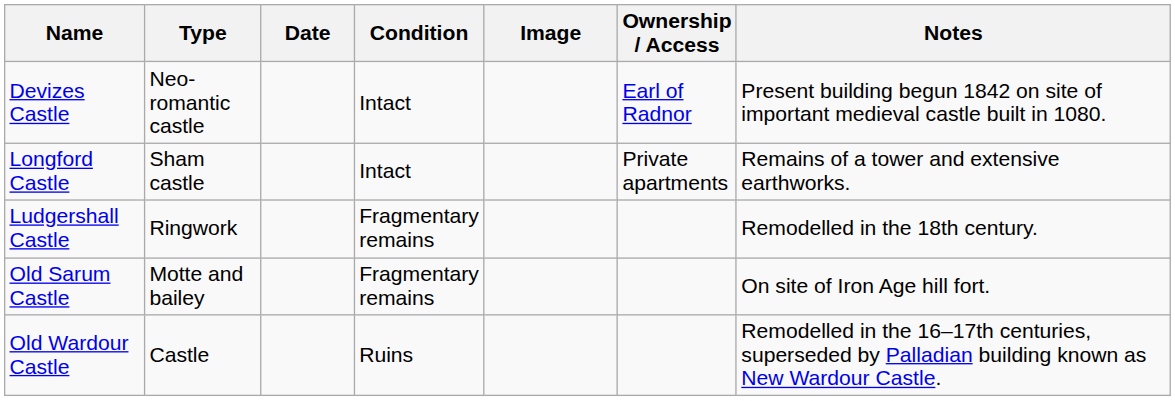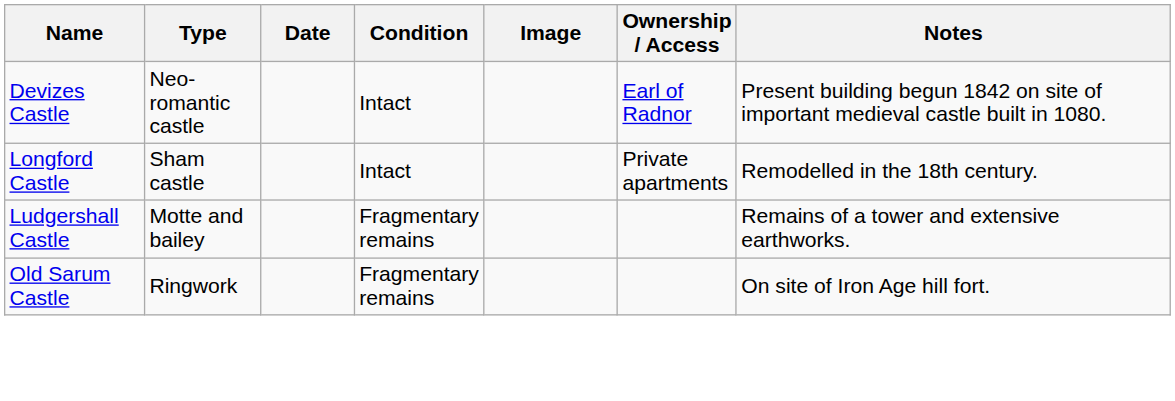(900, 171) Remains of a tower and extensive earthworks. -> (890, 171) Remodelled in the 18th century.
(193, 228) Ringwork -> (196, 228) Motte and bailey
(890, 228) Remodelled in the 18th century. -> (900, 228) Remains of a tower and extensive earthworks.
(196, 285) Motte and bailey -> (193, 285) Ringwork
- row: (69, 355)
